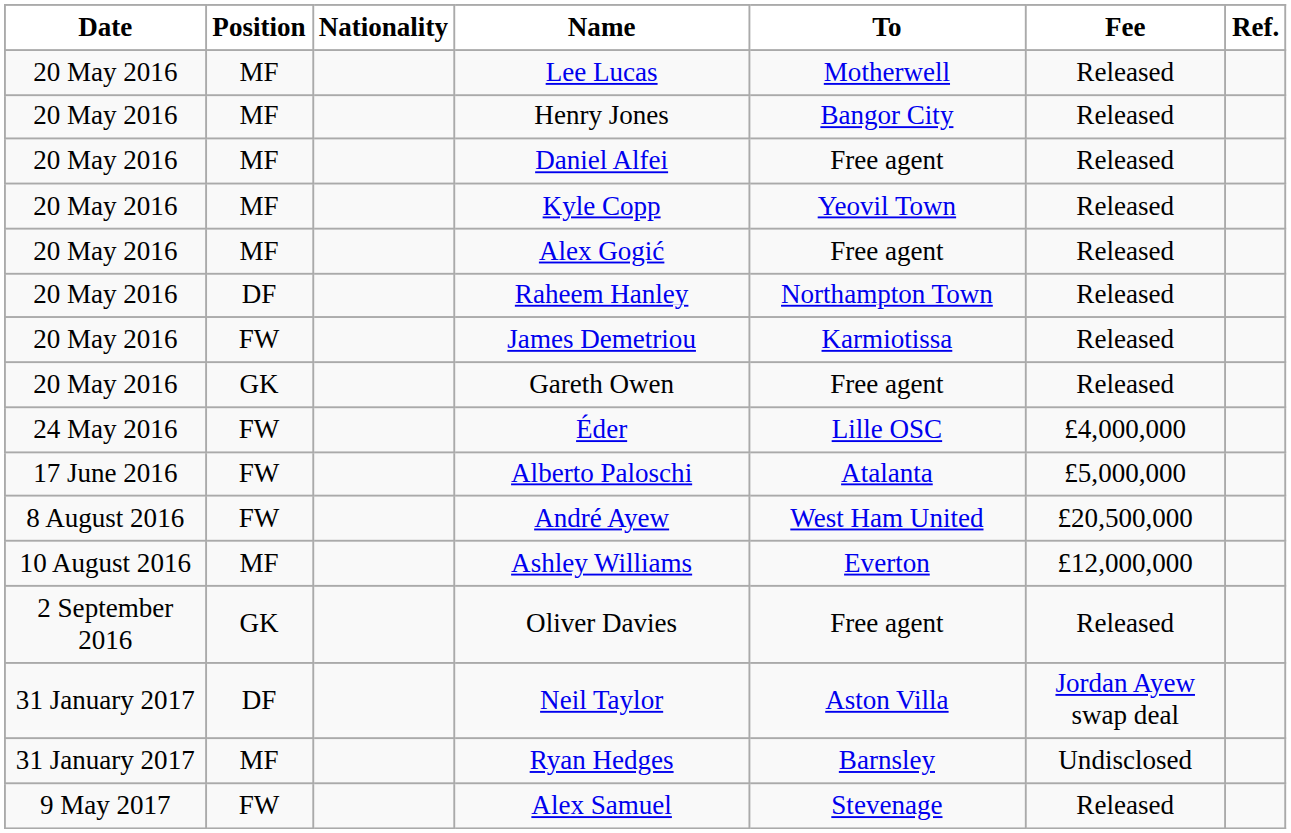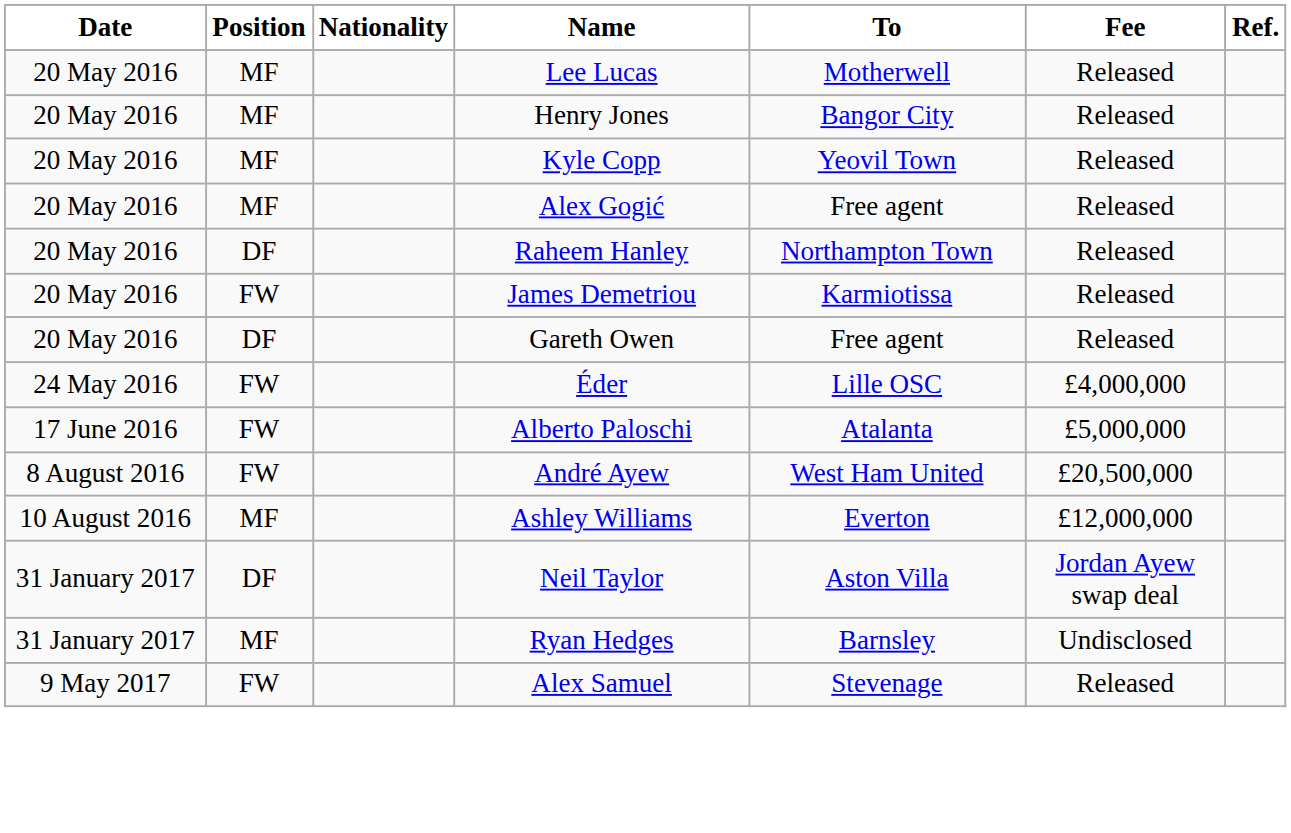- row: (602, 161)
(259, 384) GK -> (259, 339) DF
- row: (602, 623)
